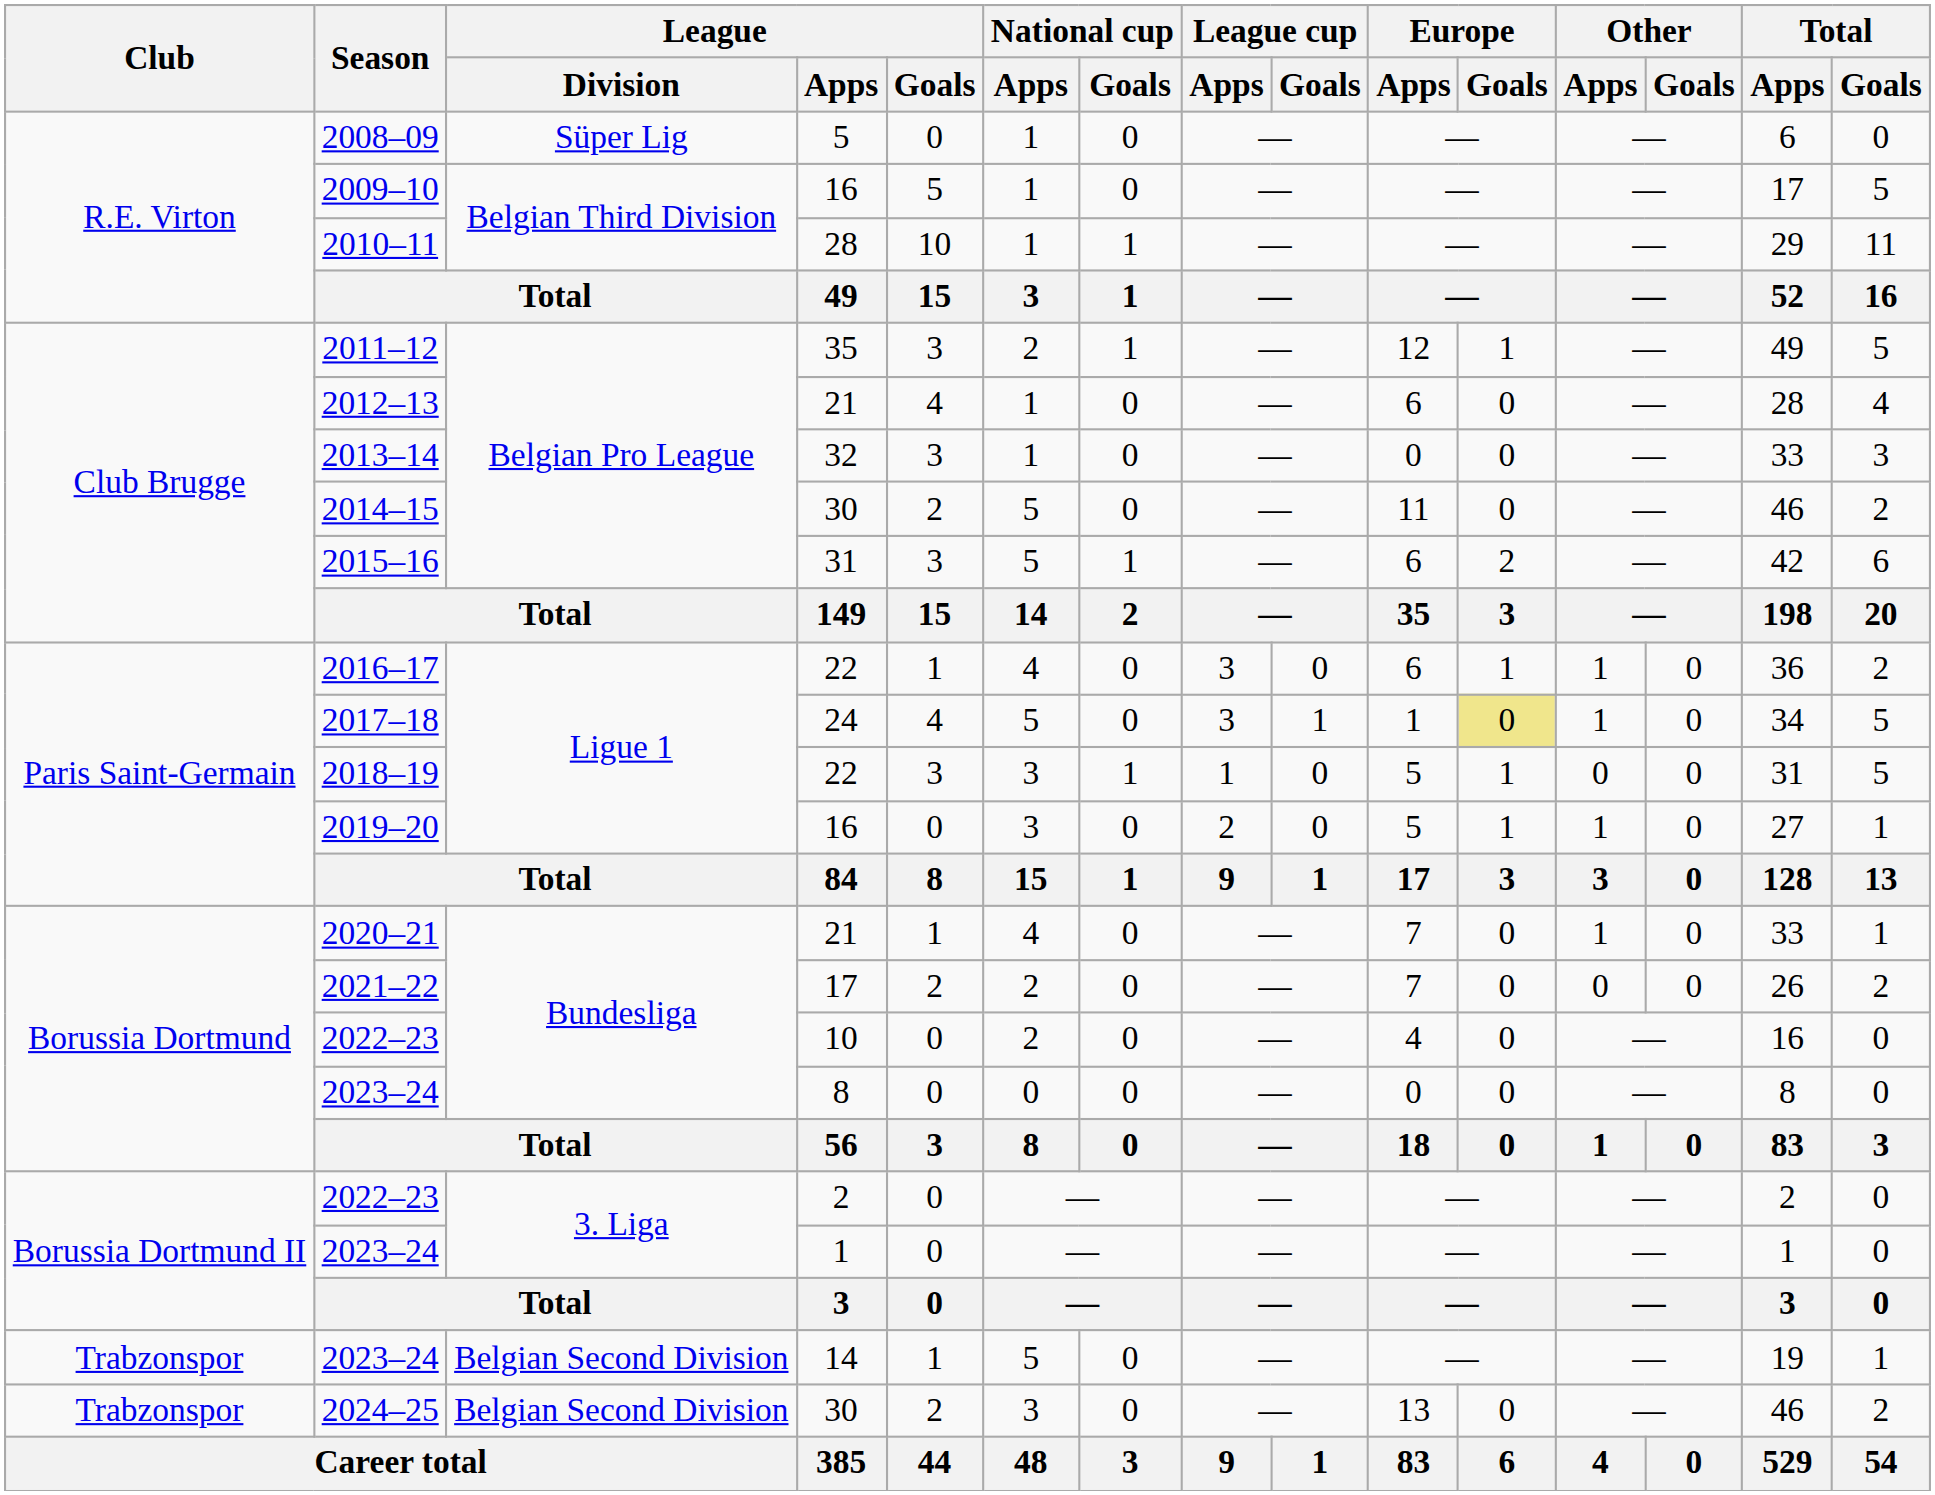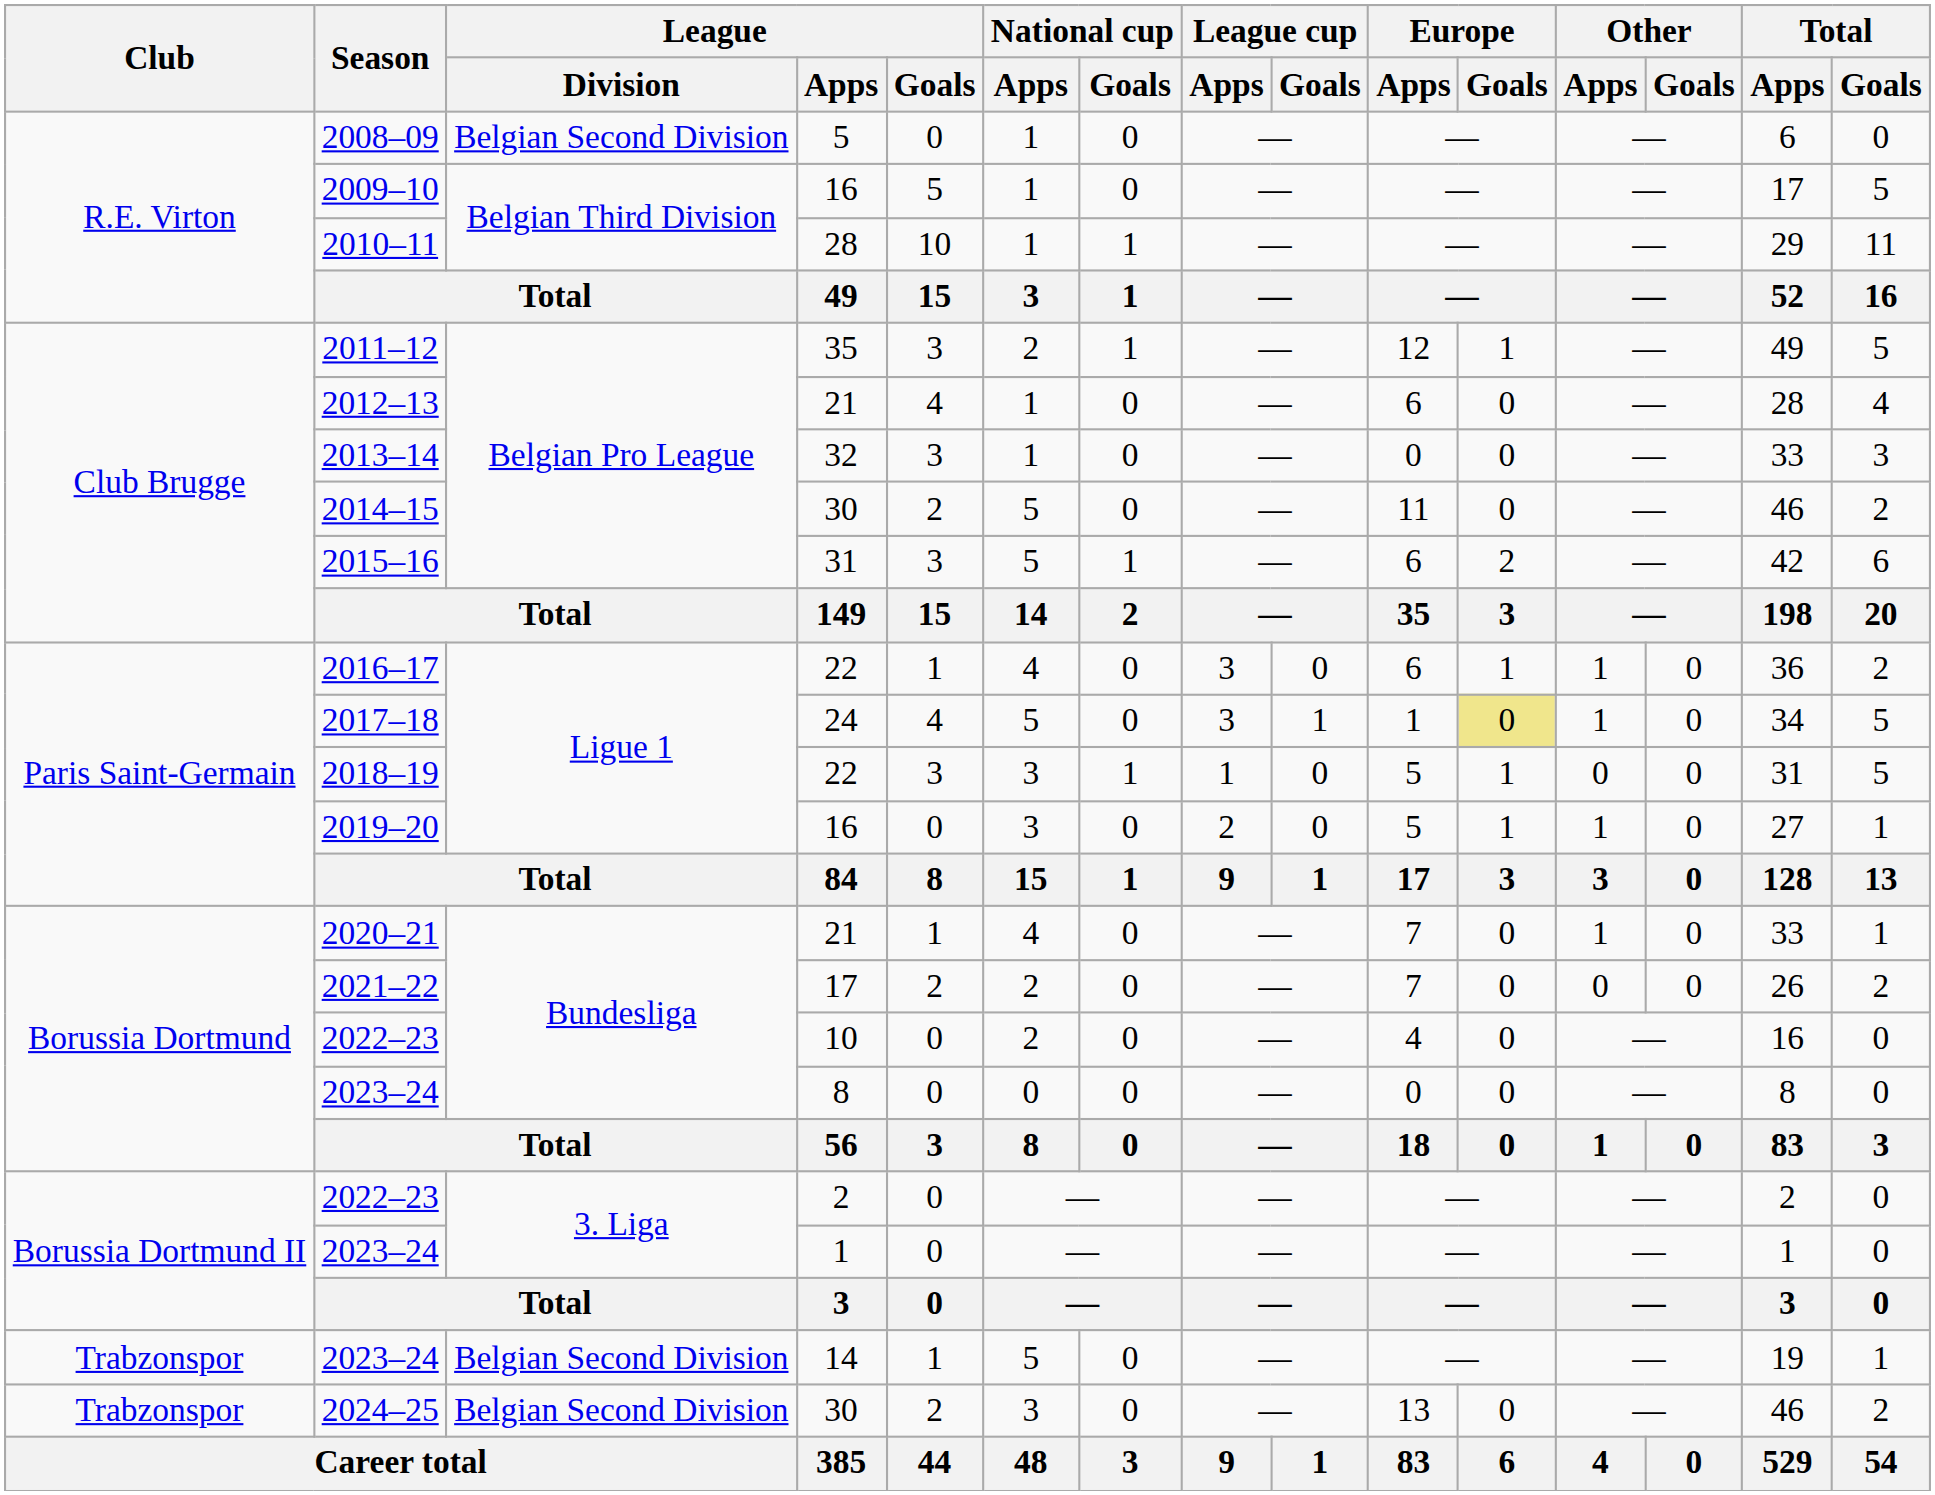(621, 137) Süper Lig -> (621, 137) Belgian Second Division
